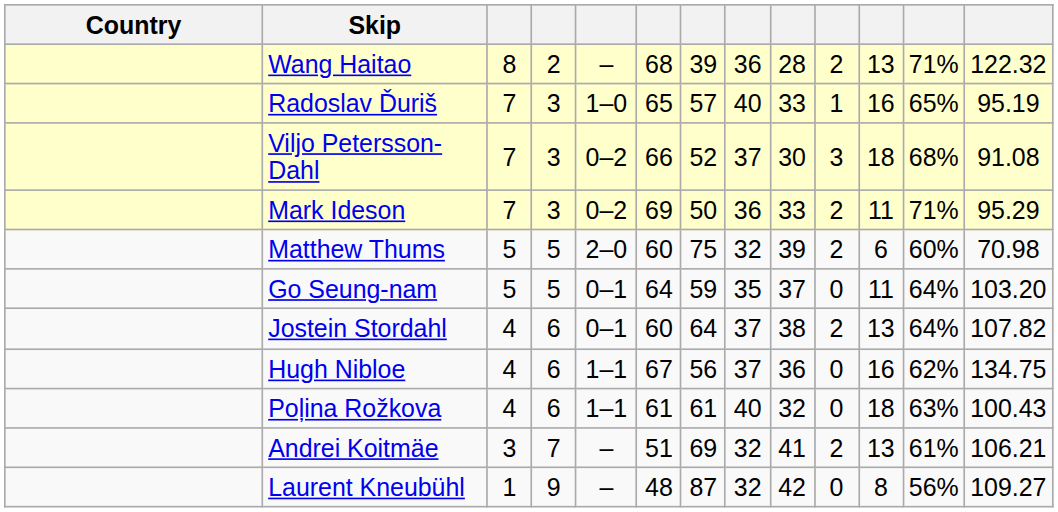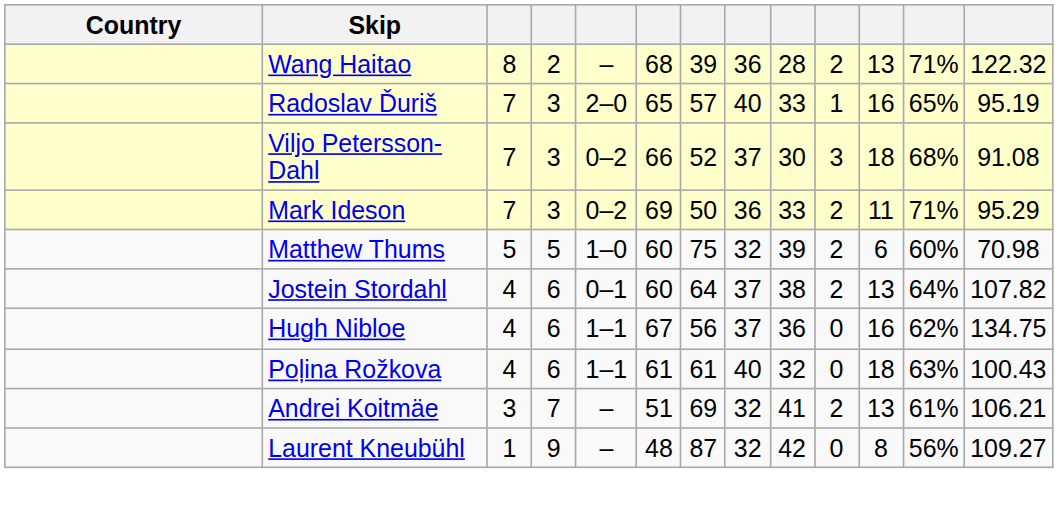(606, 104) 1–0 -> (606, 104) 2–0
(606, 250) 2–0 -> (606, 250) 1–0
- row: (353, 289)
